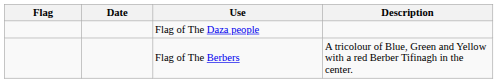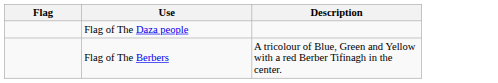- column: (117, 12)
